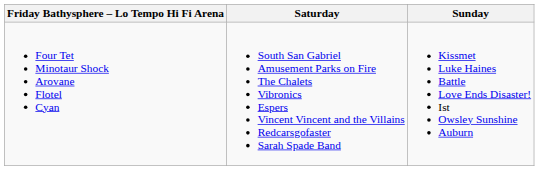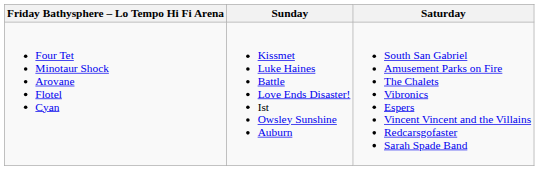columns swapped: (317, 13) <-> (471, 13)
